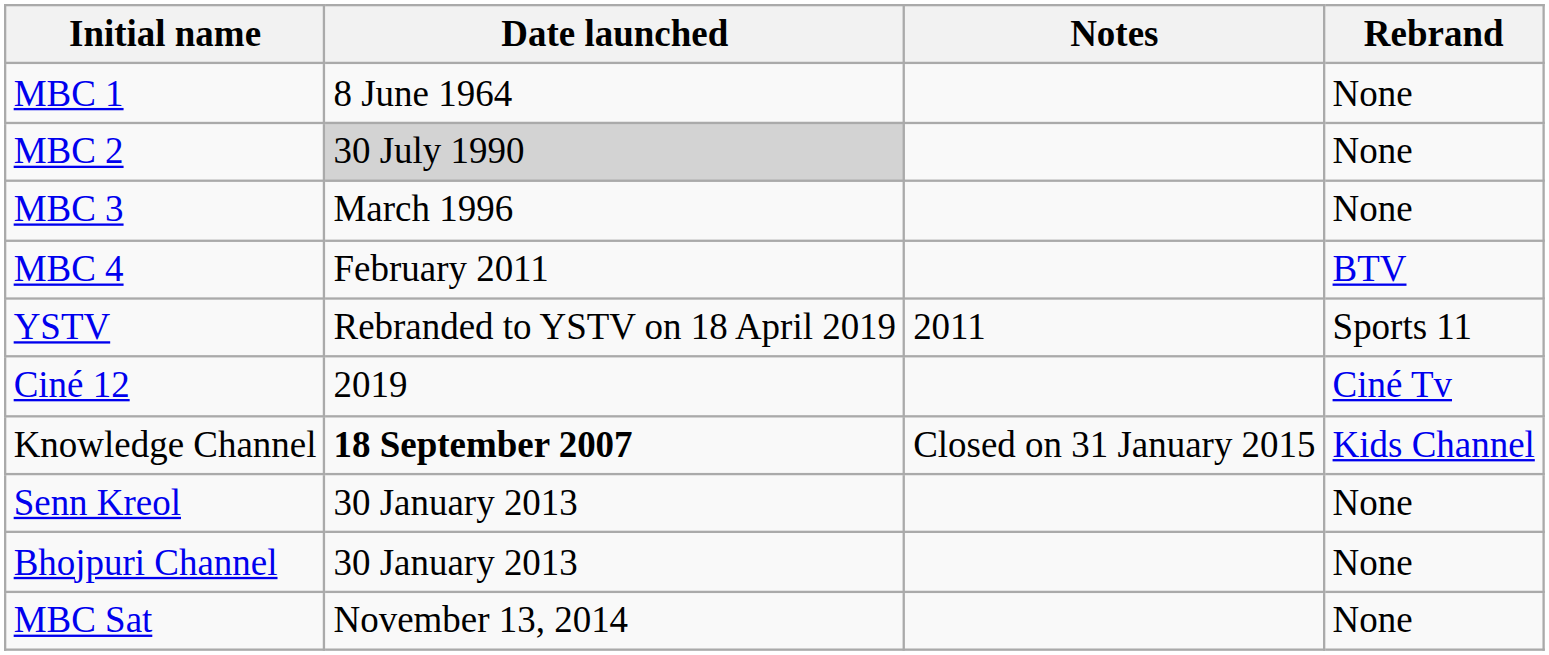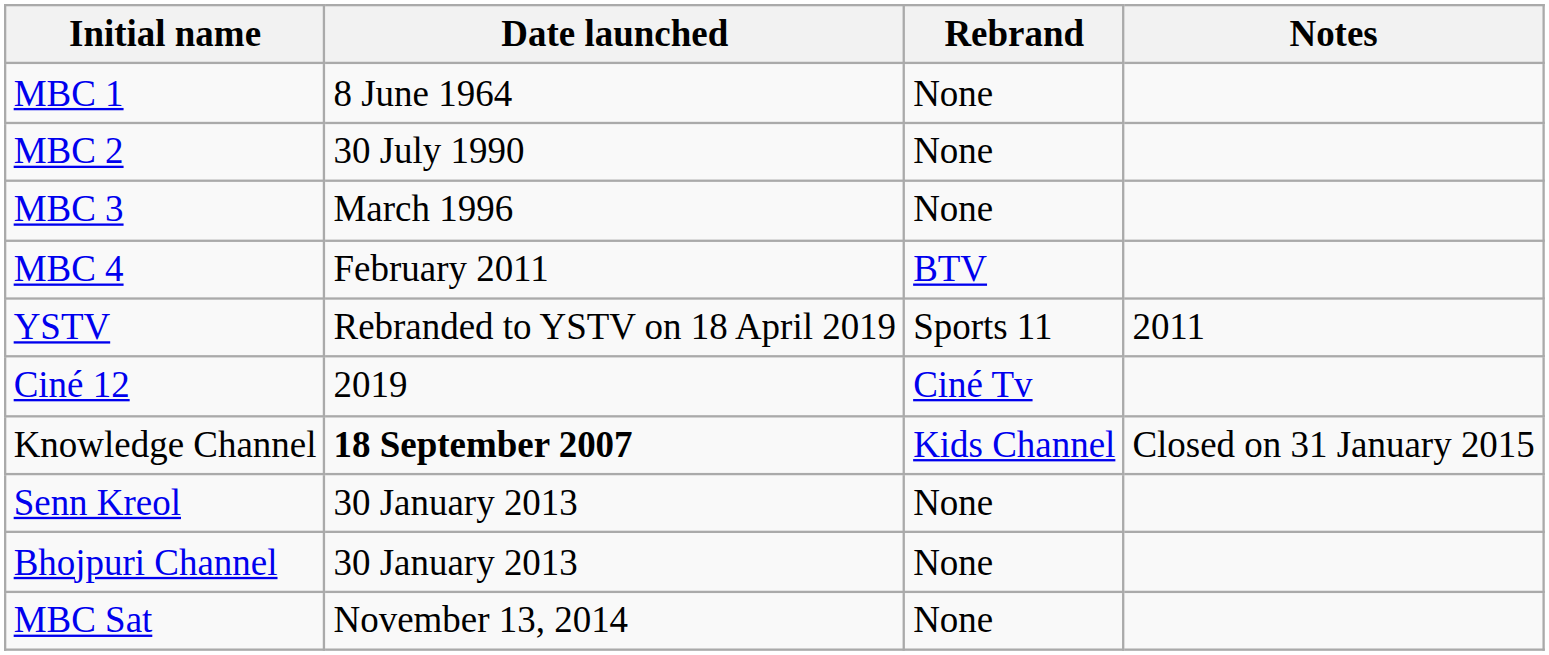columns swapped: (1434, 33) <-> (1114, 33)
(429, 151) lightgrey background -> (429, 151) no background
